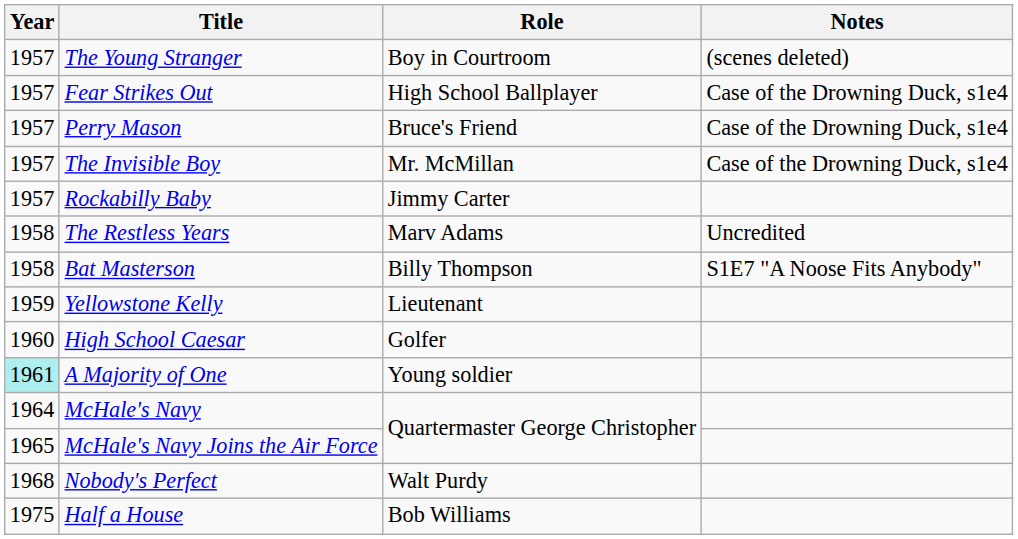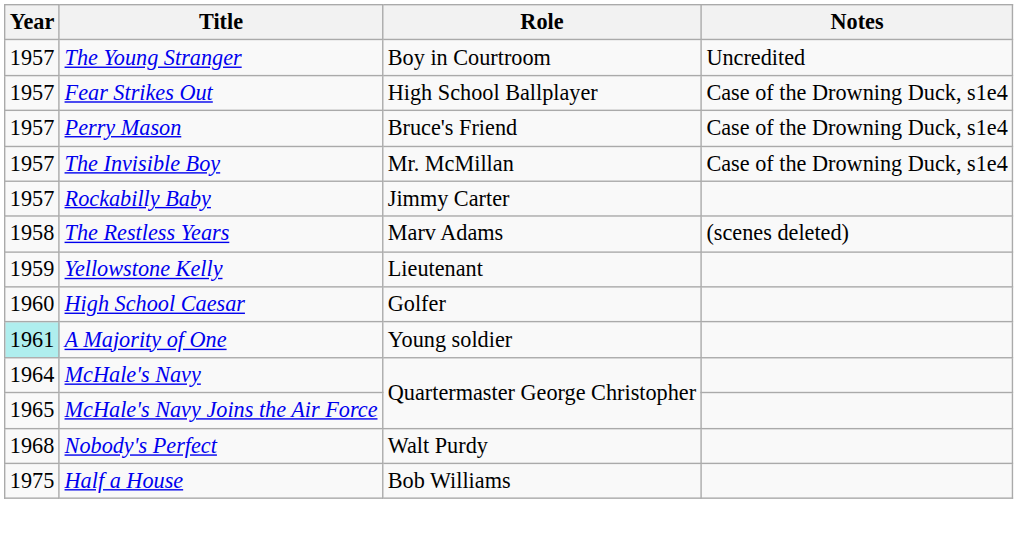(778, 57) (scenes deleted) -> (756, 57) Uncredited
(756, 233) Uncredited -> (778, 233) (scenes deleted)
- row: (130, 269)
